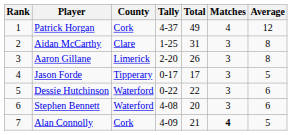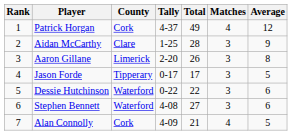(195, 43) 31 -> (195, 43) 28
(268, 43) 8 -> (268, 43) 9
(195, 106) 20 -> (195, 106) 27
(228, 122) bold -> (228, 122) normal
